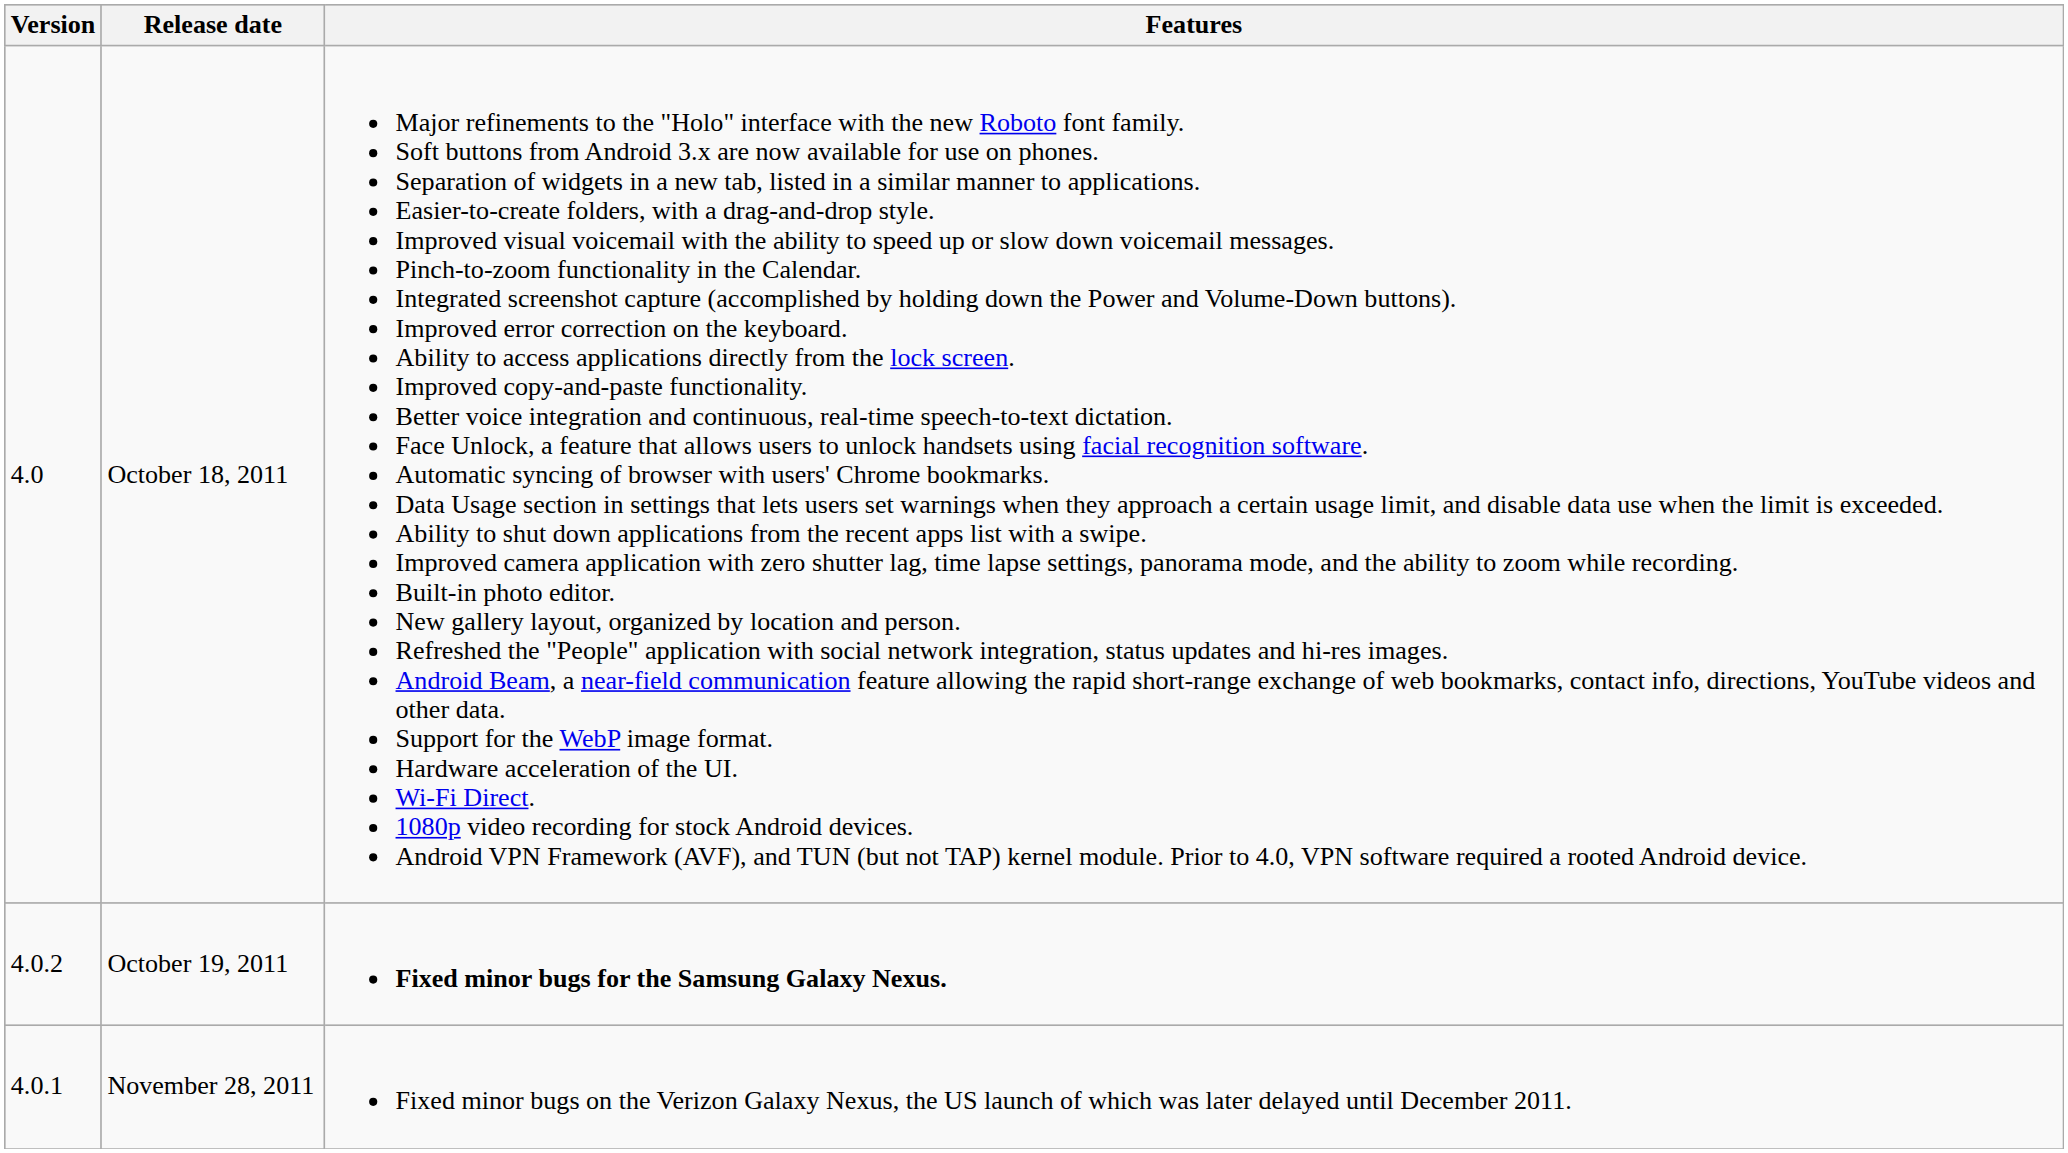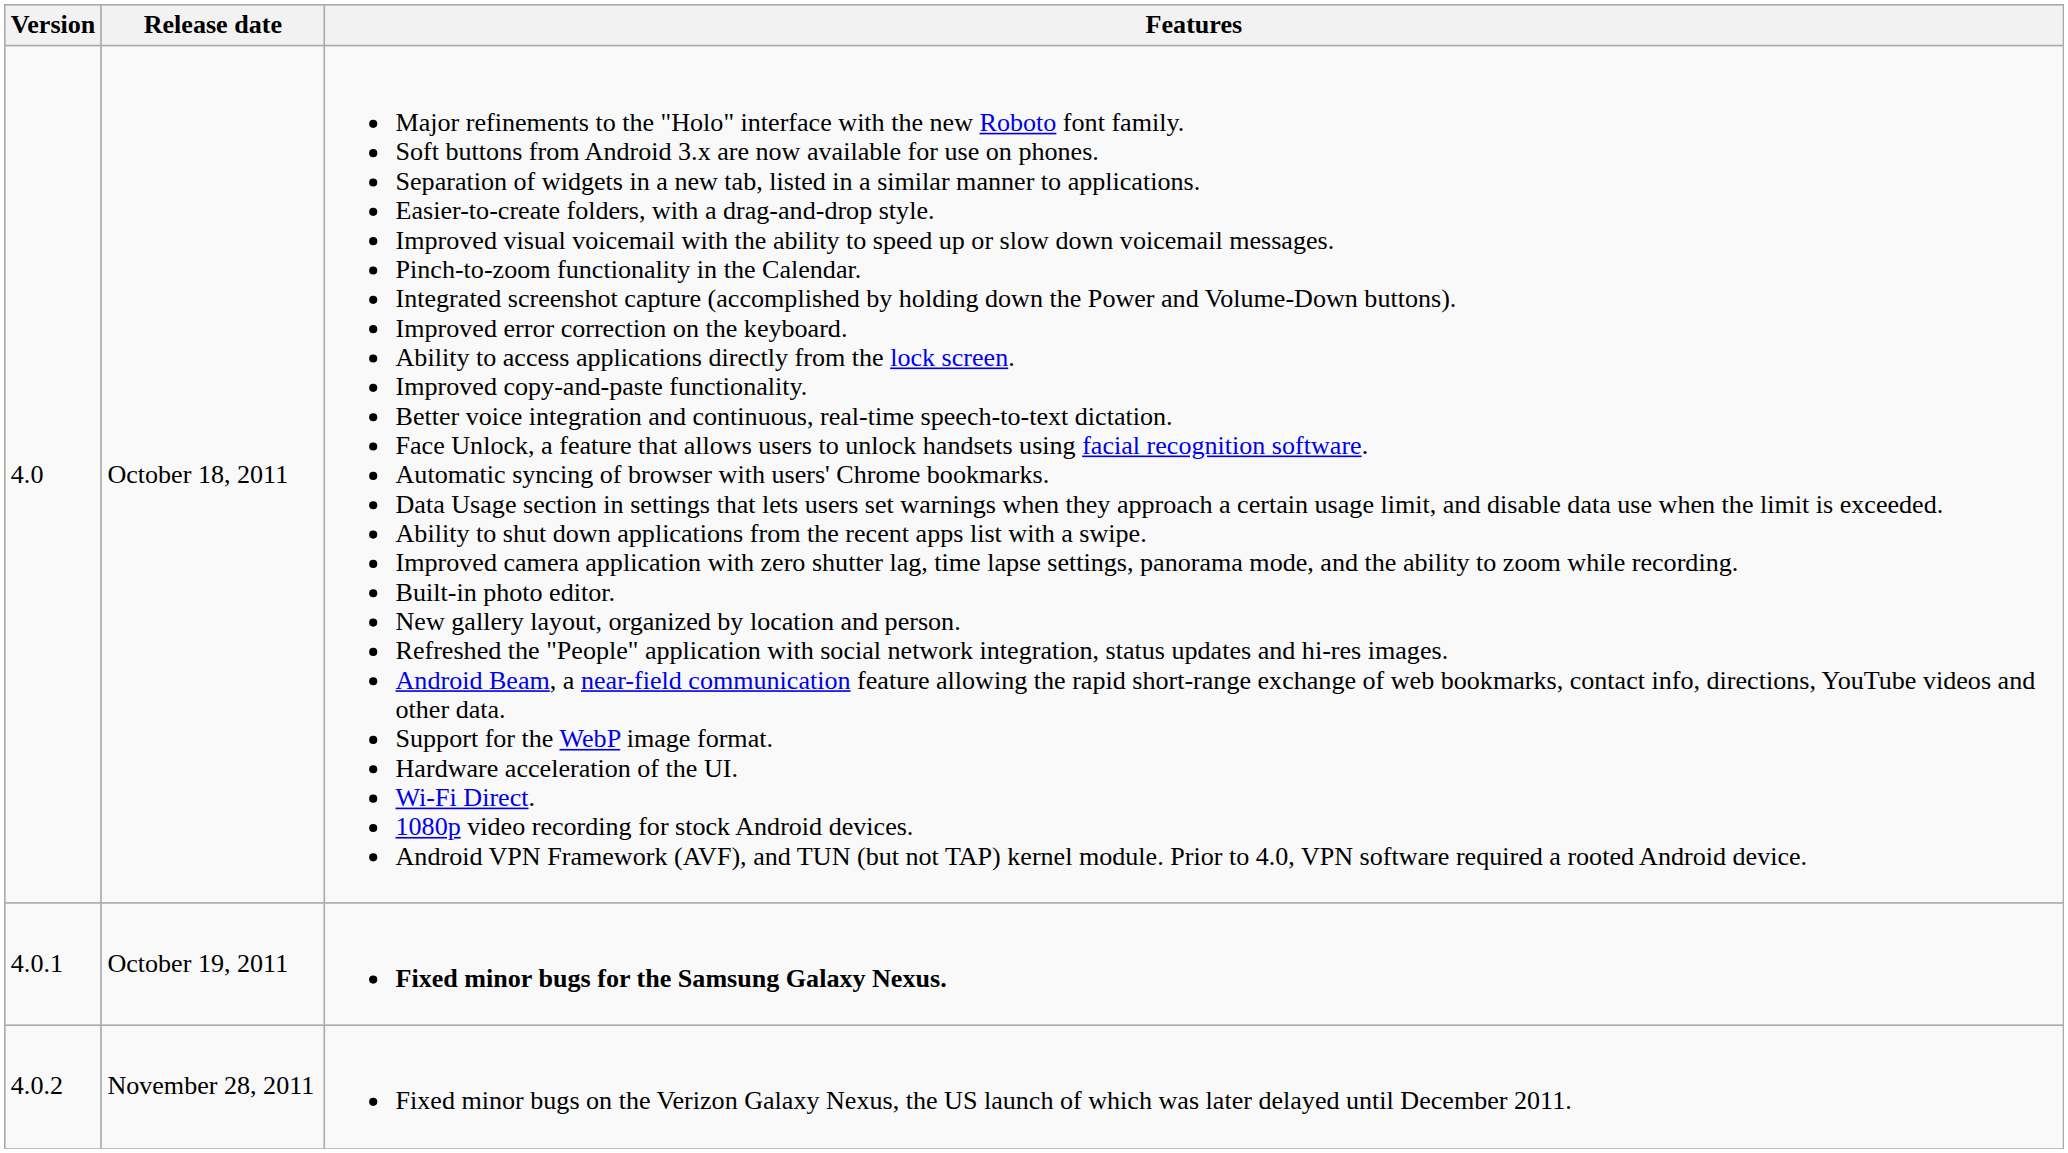(37, 963) 4.0.2 -> (37, 963) 4.0.1
(37, 1086) 4.0.1 -> (37, 1086) 4.0.2
